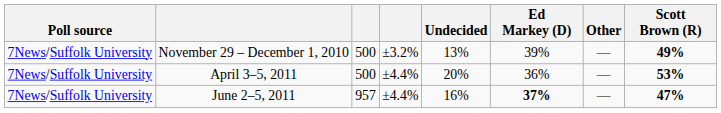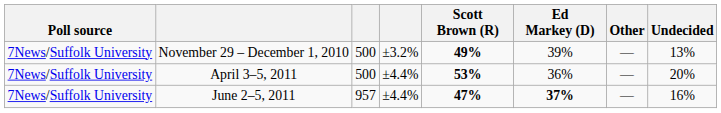columns swapped: (671, 23) <-> (456, 30)
